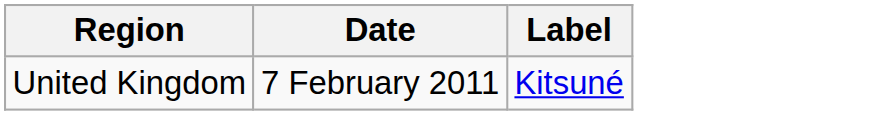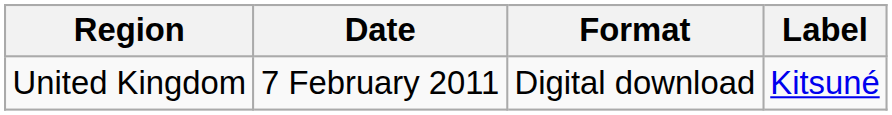+ column: (635, 30)
